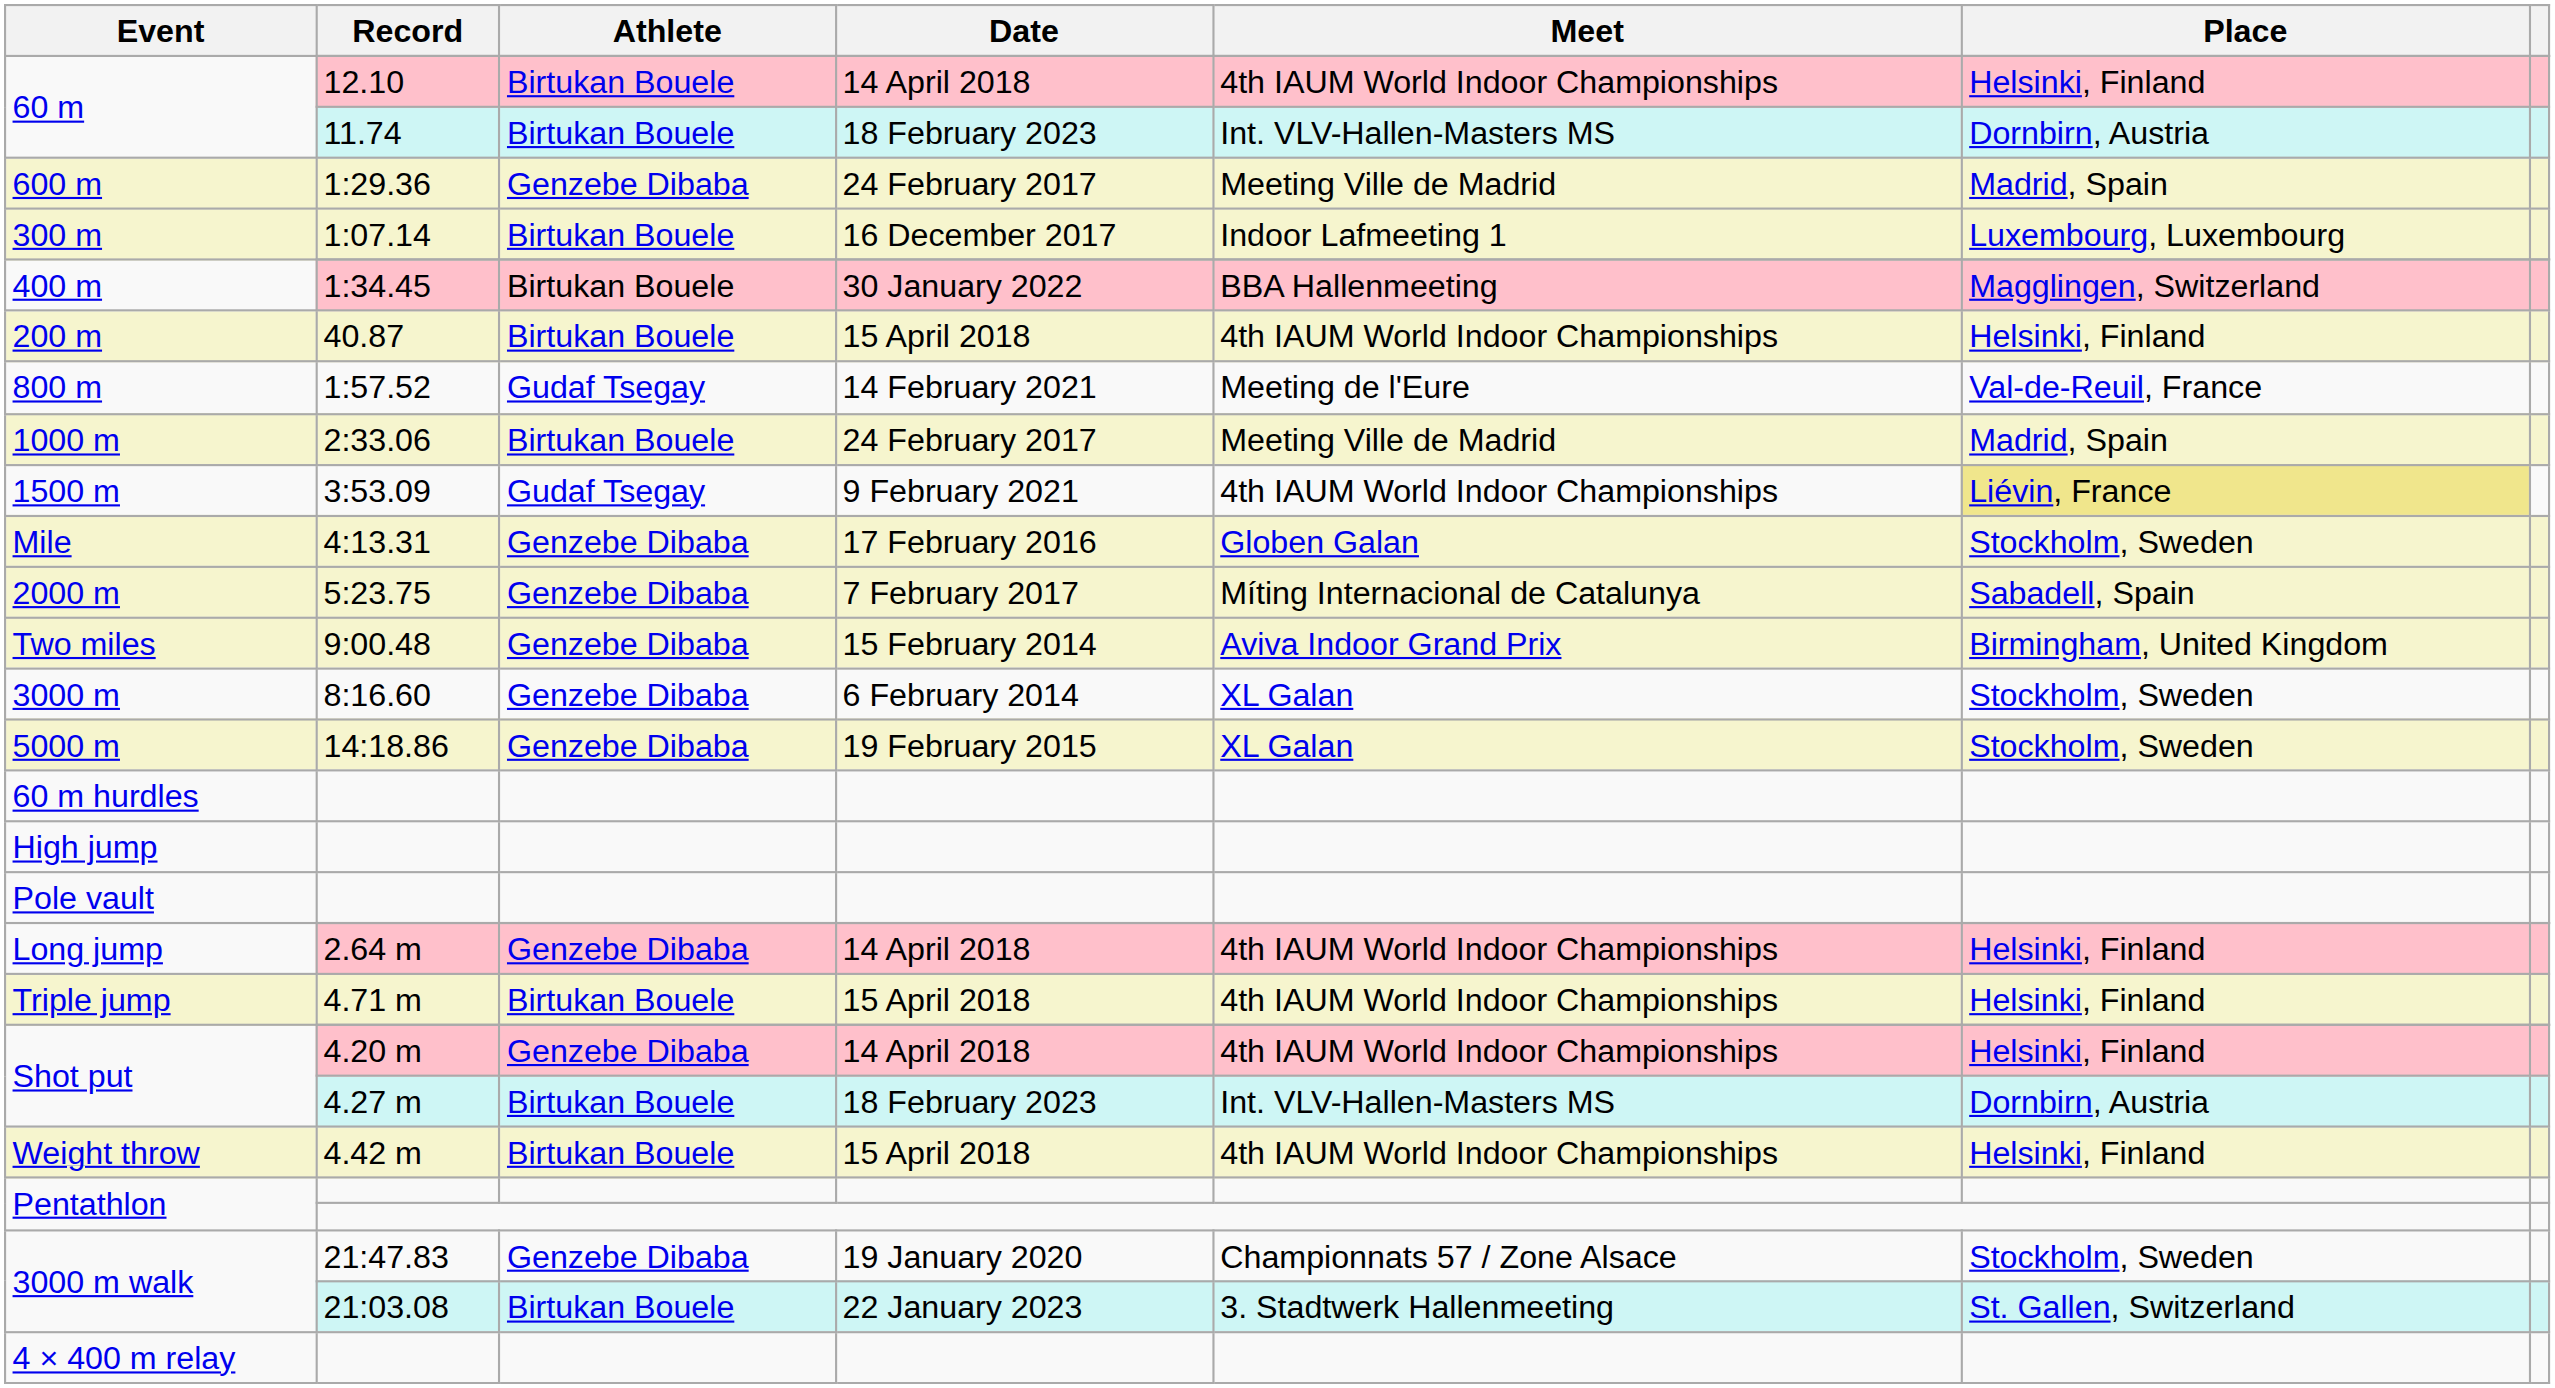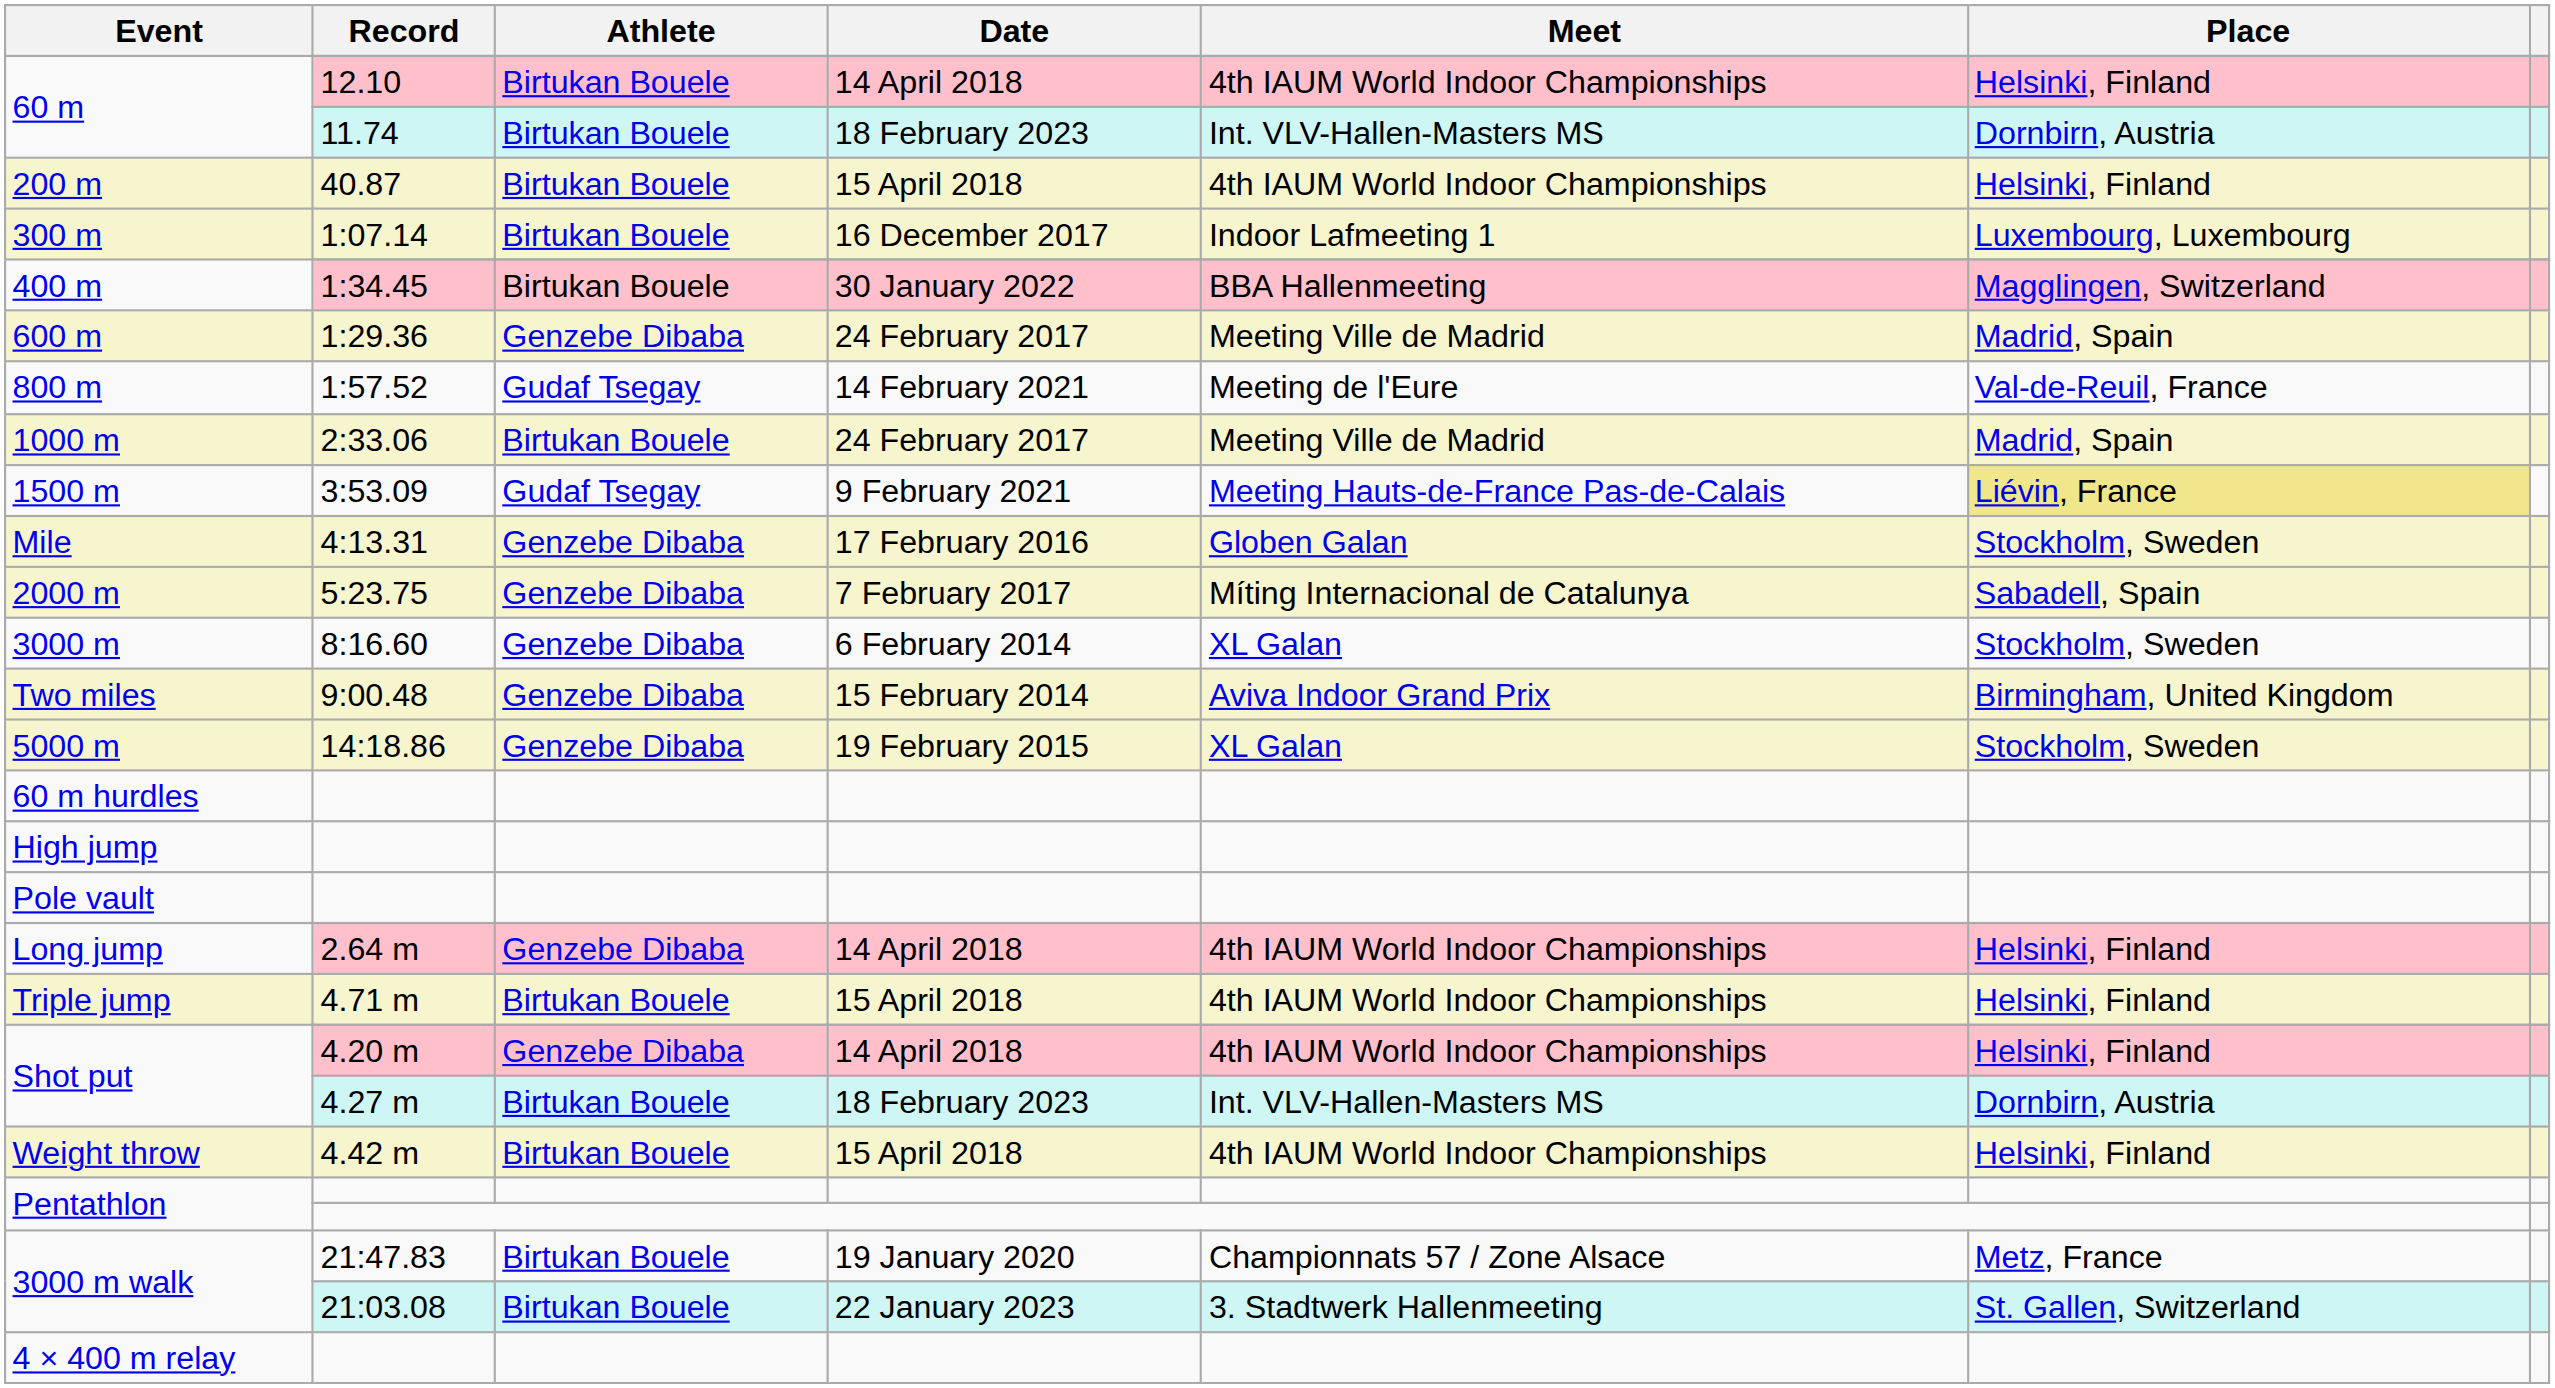rows swapped: (57, 337) <-> (57, 184)
(1499, 490) 4th IAUM World Indoor Championships -> (1497, 490) Meeting Hauts-de-France Pas-de-Calais
rows swapped: (66, 694) <-> (84, 643)
(628, 1255) Genzebe Dibaba -> (616, 1255) Birtukan Bouele
(2111, 1255) Stockholm, Sweden -> (2069, 1255) Metz, France
